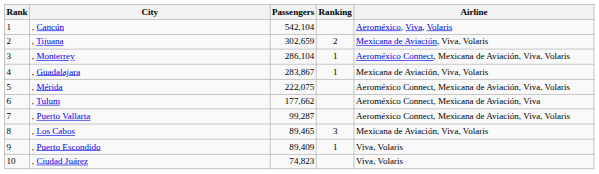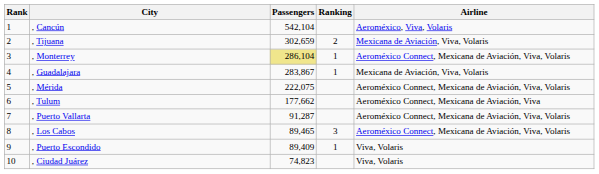(300, 57) no background -> (300, 57) khaki background
(302, 117) 99,287 -> (302, 117) 91,287
(422, 132) Mexicana de Aviación, Viva, Volaris -> (463, 132) Aeroméxico Connect, Mexicana de Aviación, Viva, Volaris
